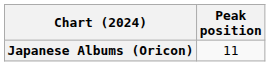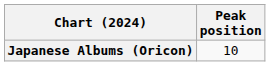(231, 51) 11 -> (231, 51) 10
